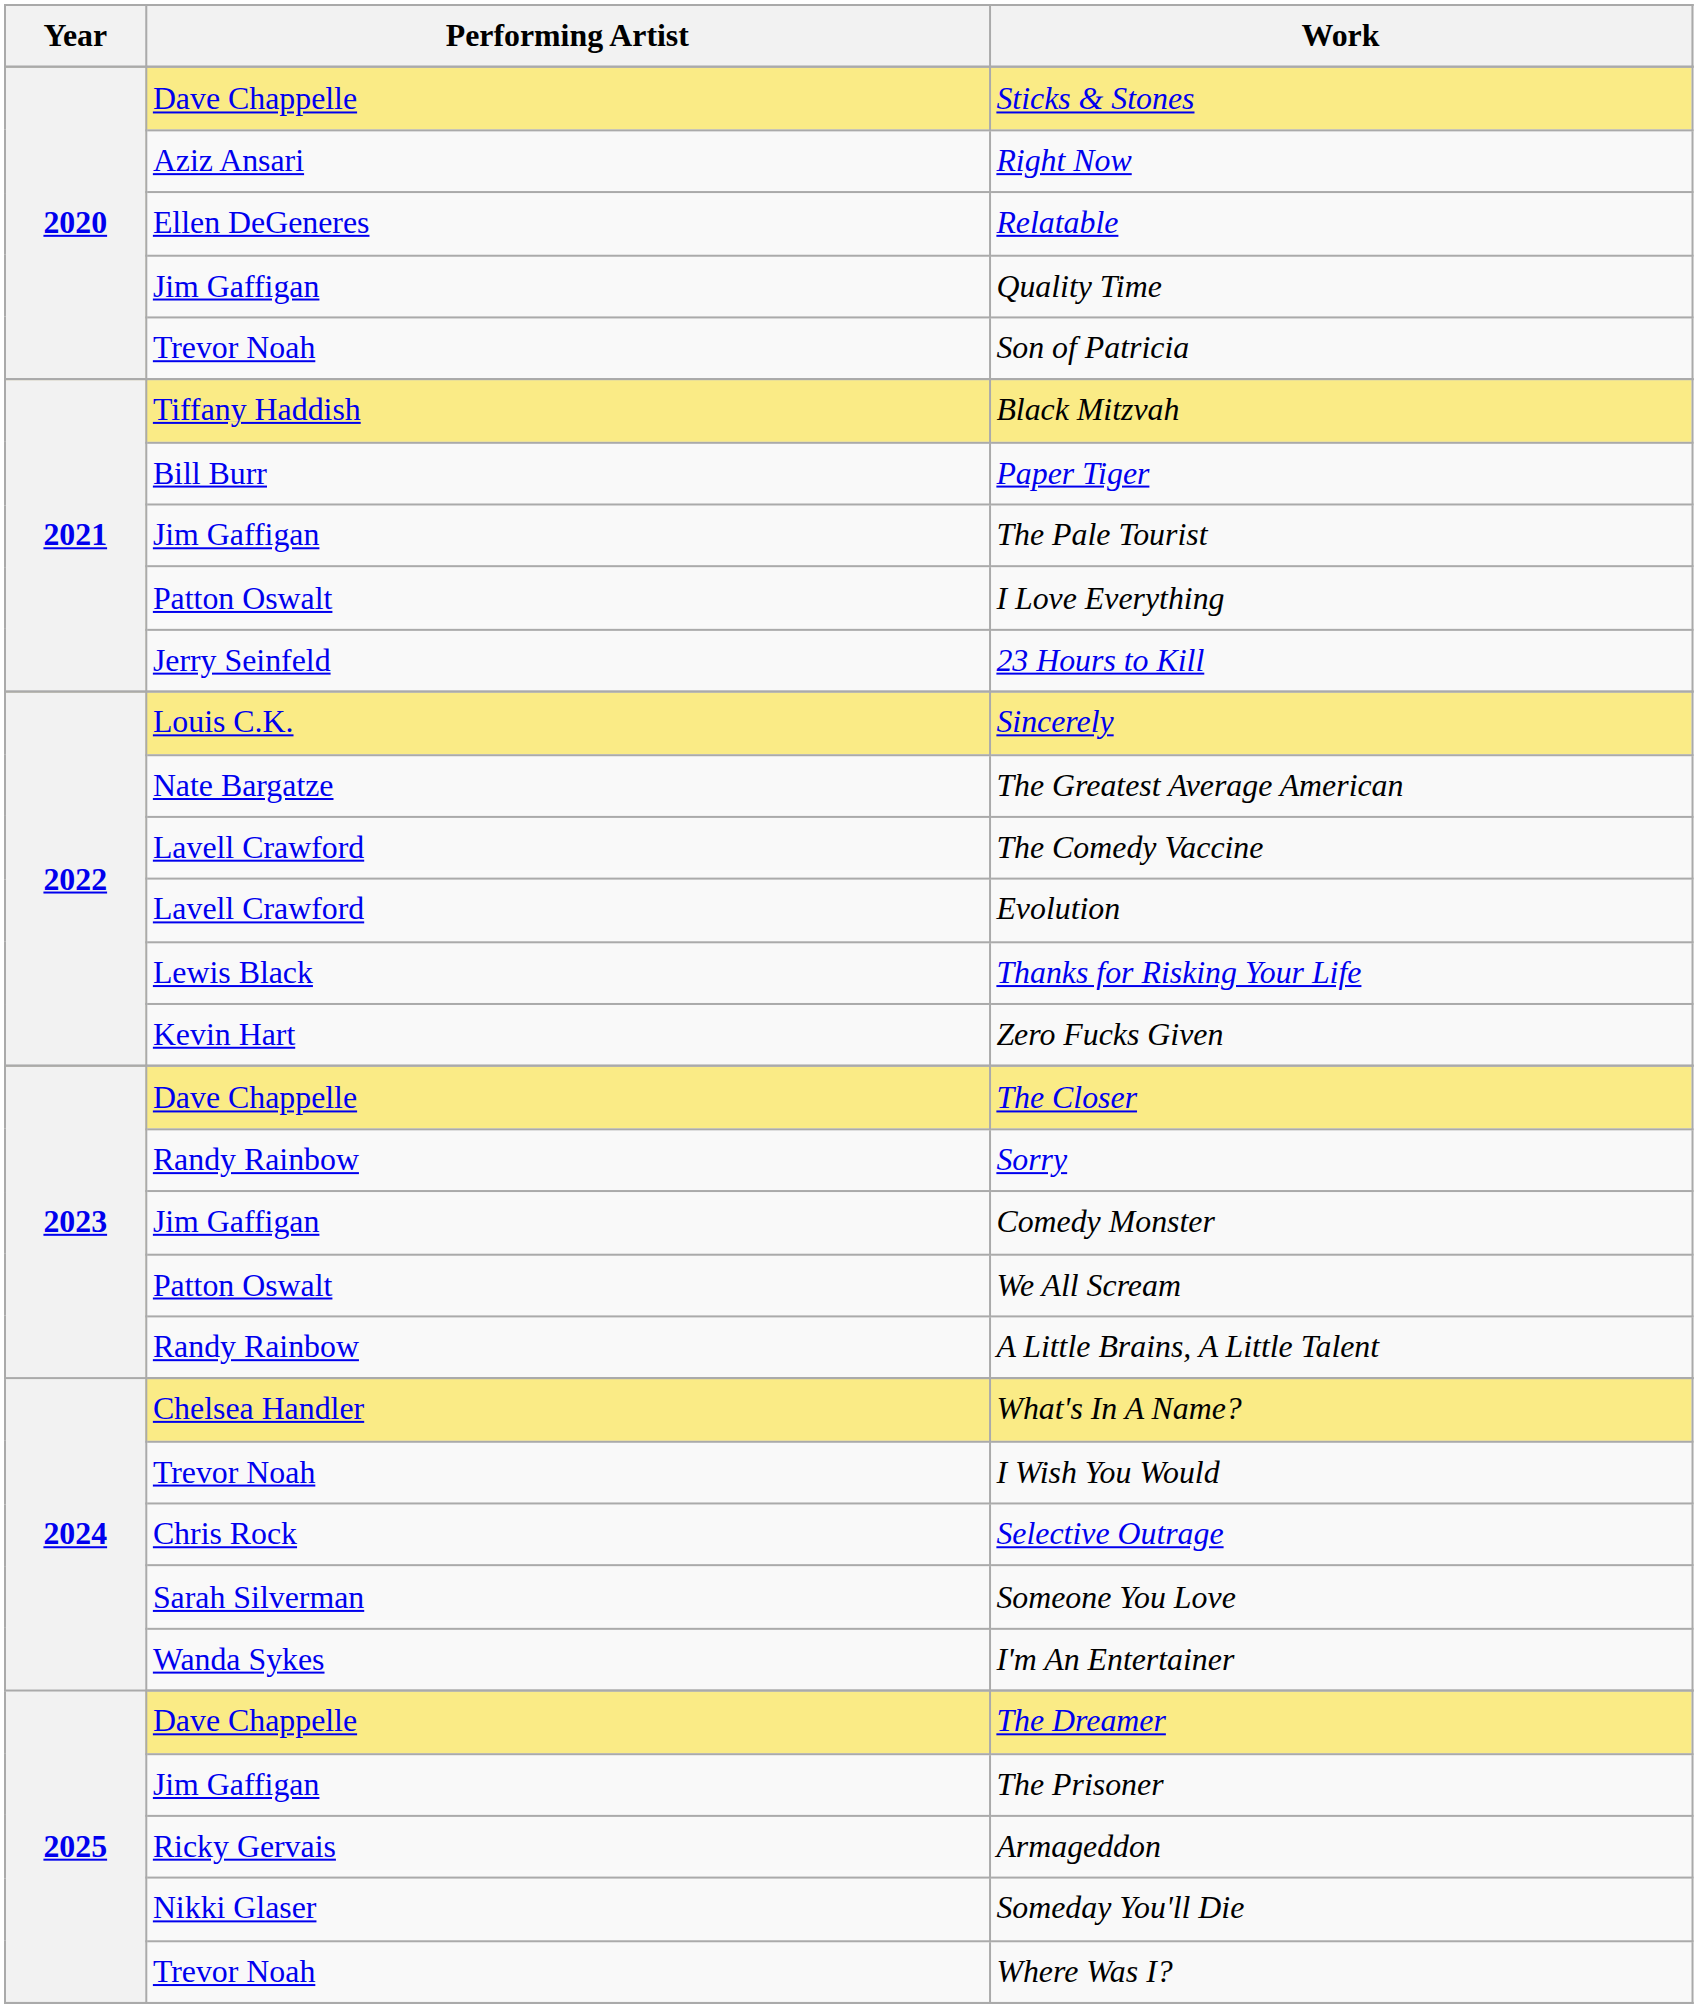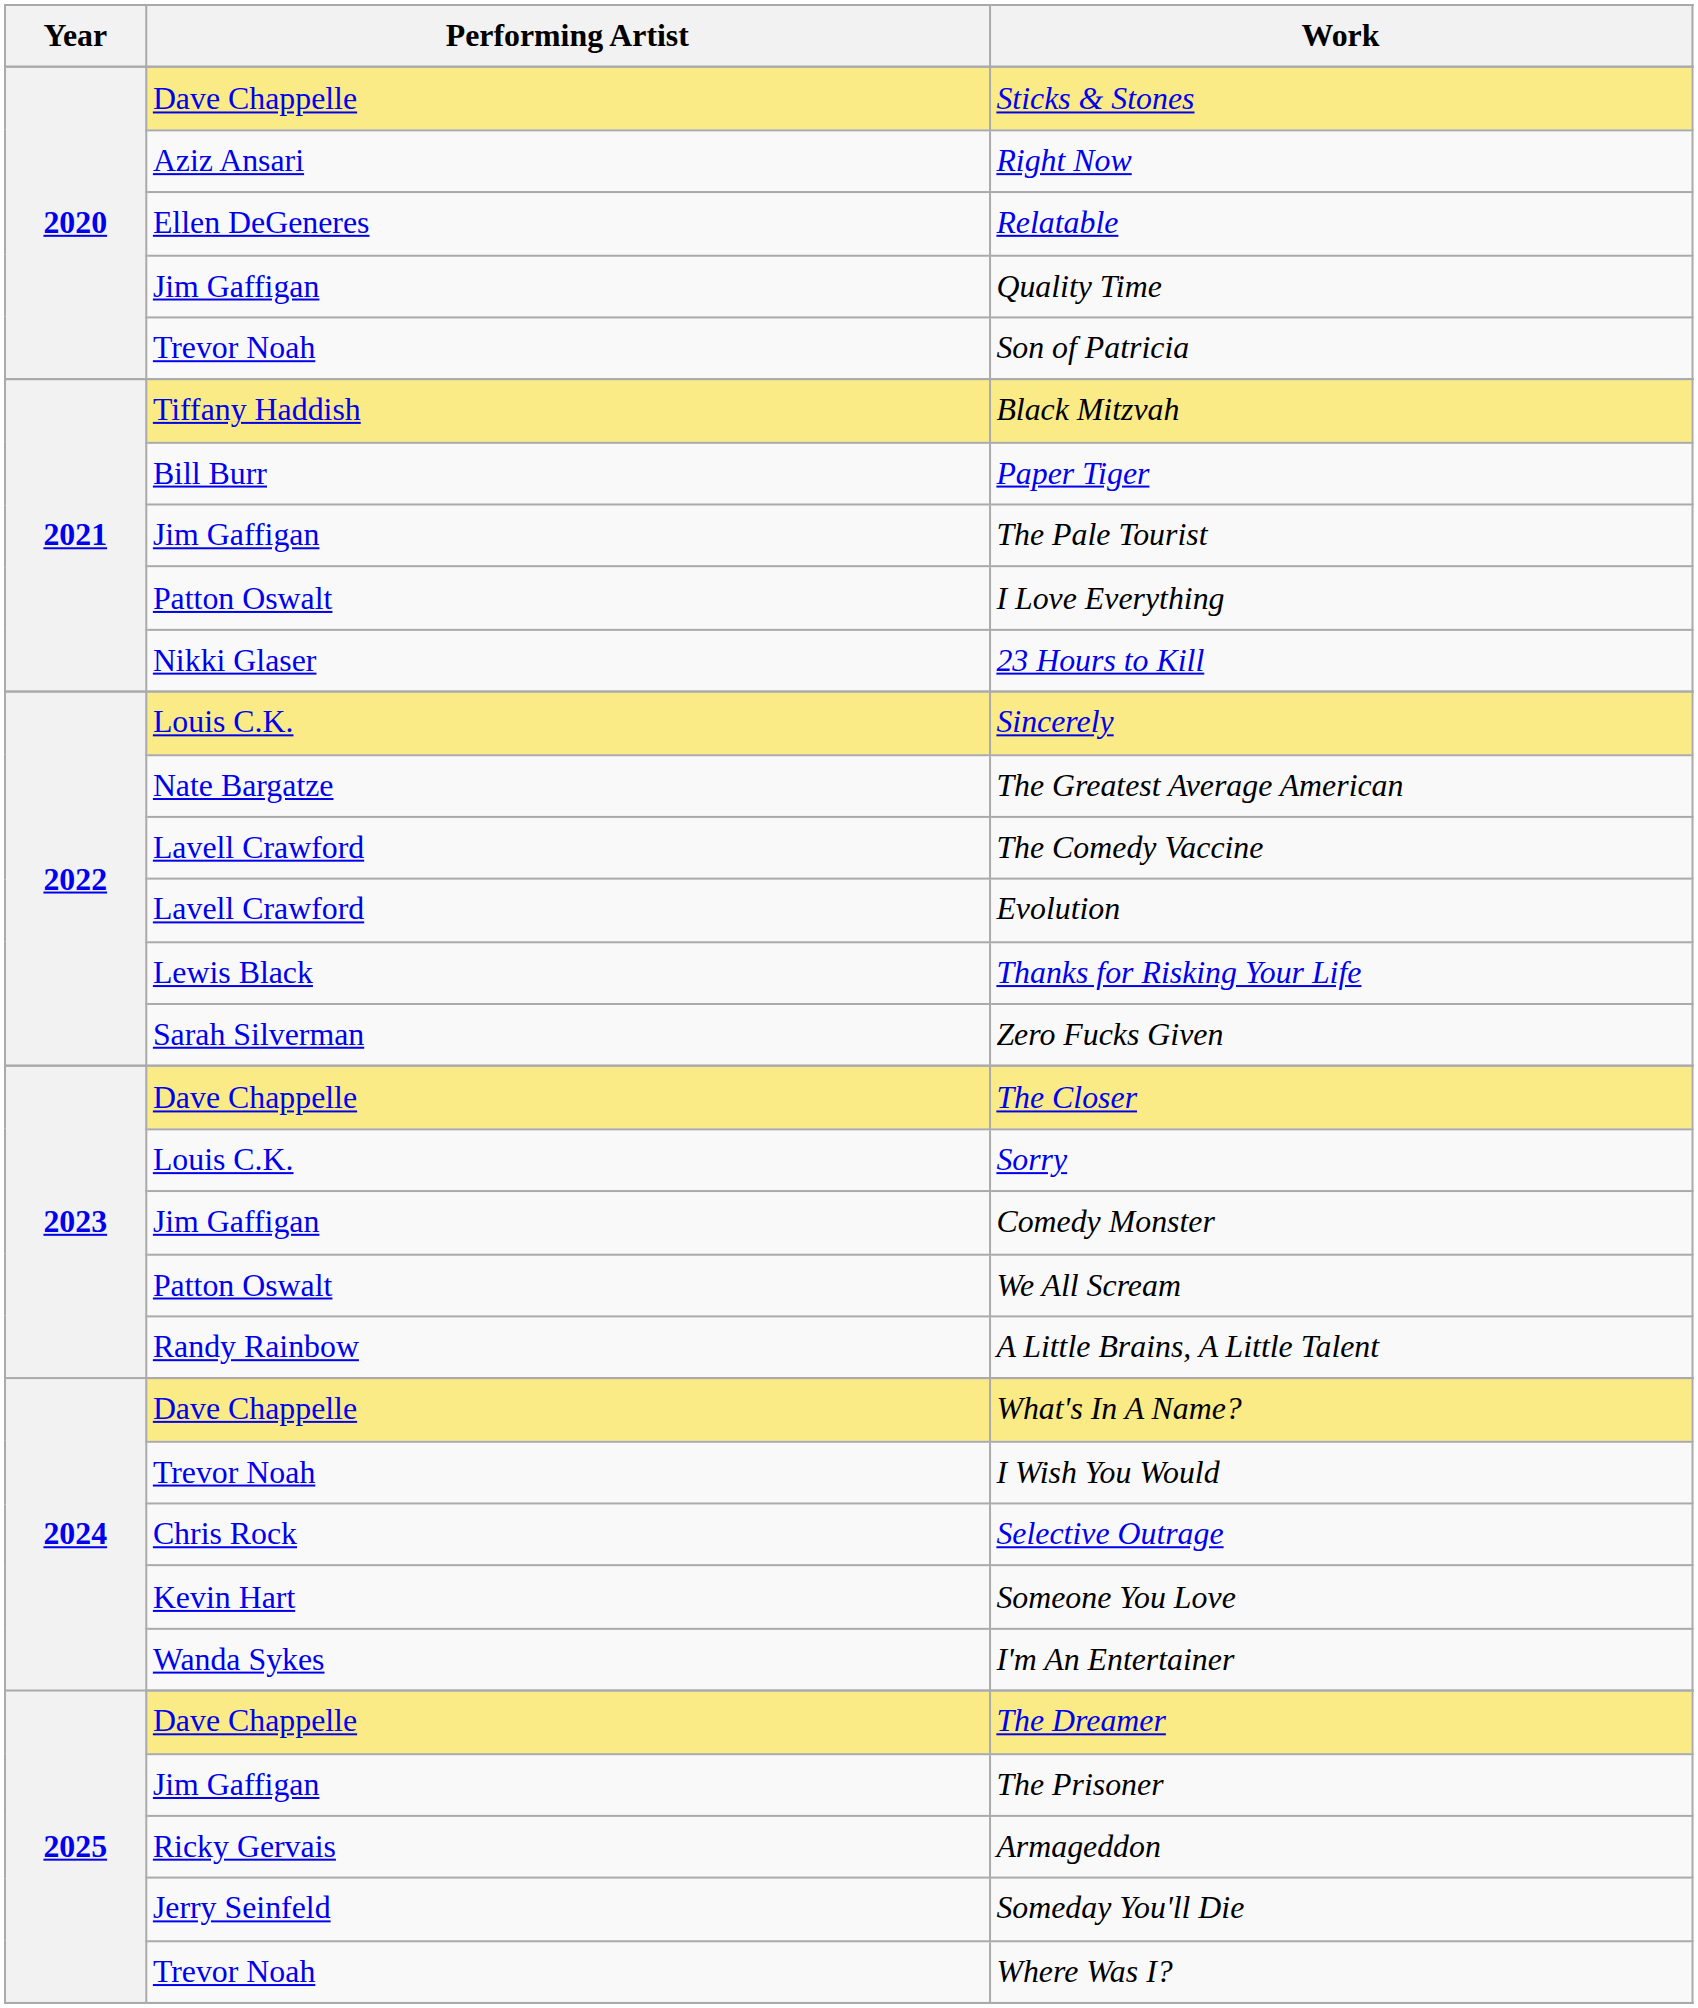(242, 660) Jerry Seinfeld -> (235, 660) Nikki Glaser
(224, 1034) Kevin Hart -> (259, 1034) Sarah Silverman
(256, 1159) Randy Rainbow -> (223, 1159) Louis C.K.
(259, 1409) Chelsea Handler -> (255, 1409) Dave Chappelle
(259, 1596) Sarah Silverman -> (224, 1596) Kevin Hart
(235, 1908) Nikki Glaser -> (242, 1908) Jerry Seinfeld
